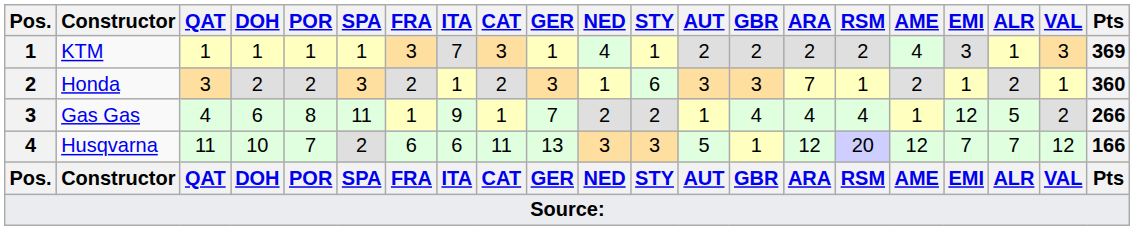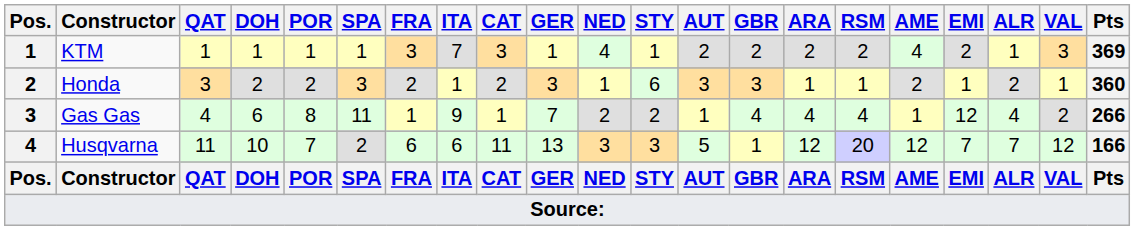(966, 52) 3 -> (966, 52) 2
(810, 83) 7 -> (810, 83) 1
(1014, 115) 5 -> (1014, 115) 4
